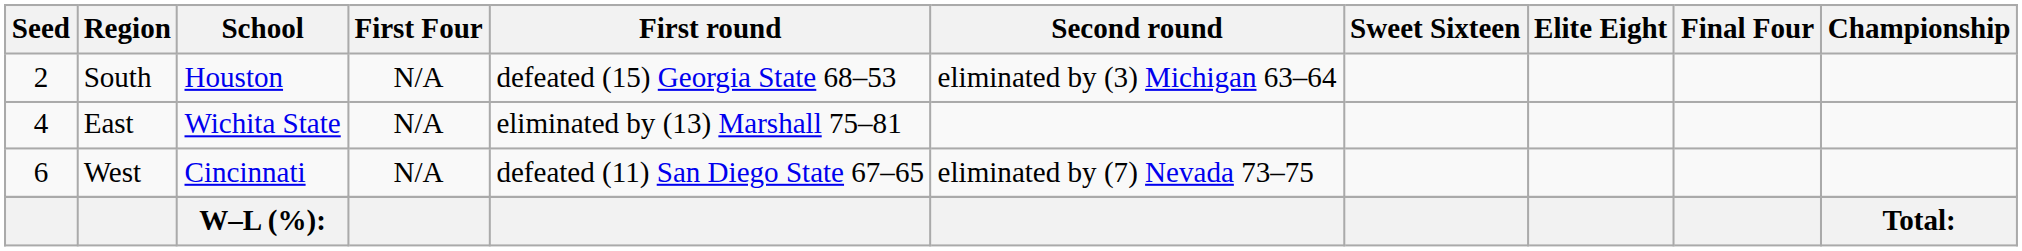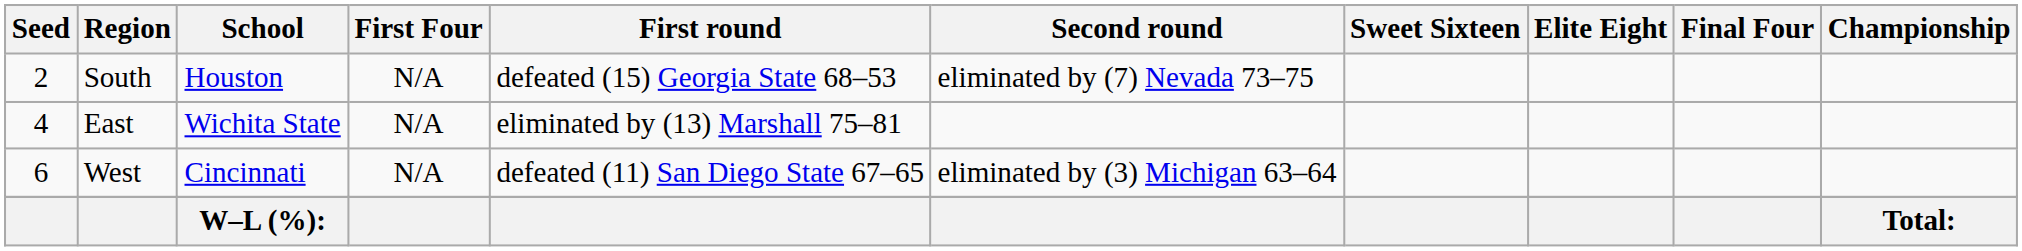(1137, 76) eliminated by (3) Michigan 63–64 -> (1126, 76) eliminated by (7) Nevada 73–75
(1126, 172) eliminated by (7) Nevada 73–75 -> (1137, 172) eliminated by (3) Michigan 63–64
